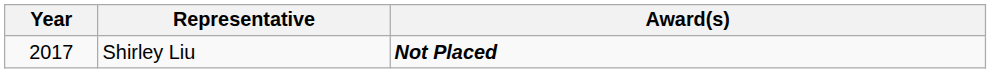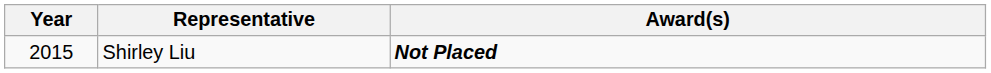(51, 51) 2017 -> (51, 51) 2015
